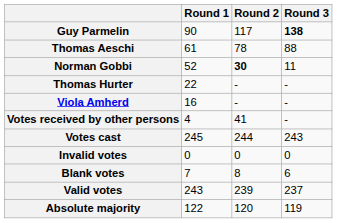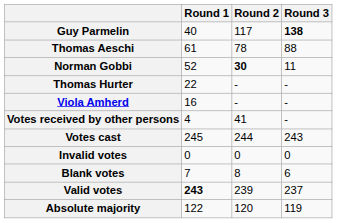(191, 31) 90 -> (191, 31) 40
(194, 191) normal -> (194, 191) bold
